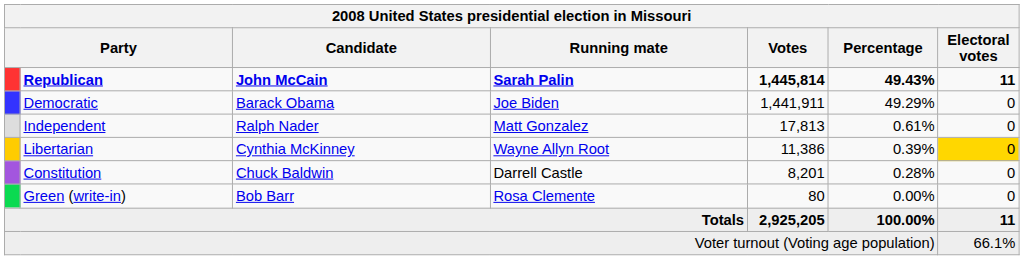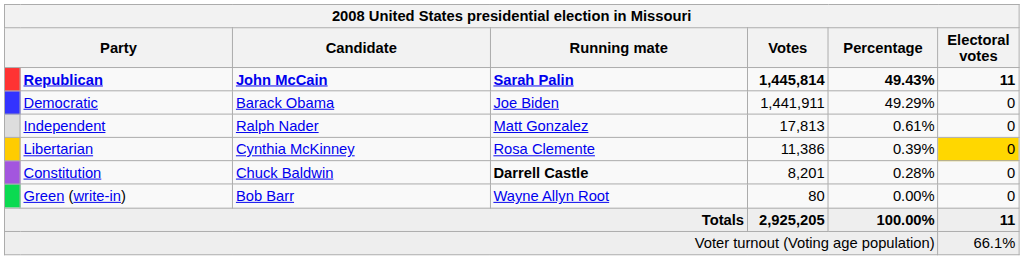(551, 150) Wayne Allyn Root -> (544, 150) Rosa Clemente
(538, 173) normal -> (541, 173) bold
(544, 196) Rosa Clemente -> (551, 196) Wayne Allyn Root
